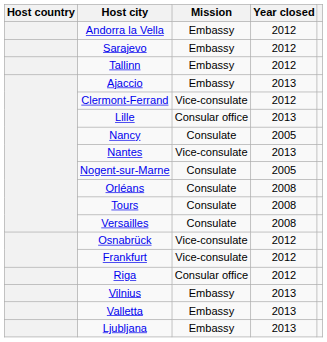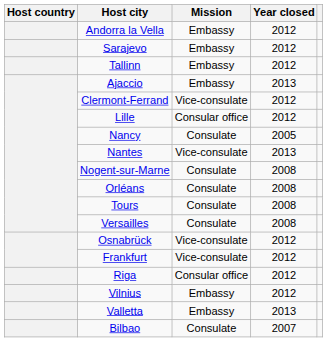(284, 118) 2013 -> (284, 118) 2012
(284, 170) 2005 -> (284, 170) 2008
(284, 293) 2013 -> (284, 293) 2012
- row: (125, 328)
+ row: (125, 328)
